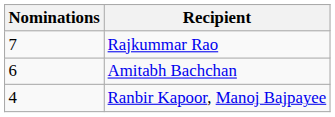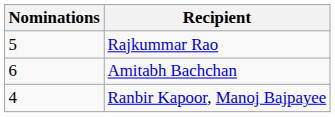(13, 44) 7 -> (13, 44) 5
